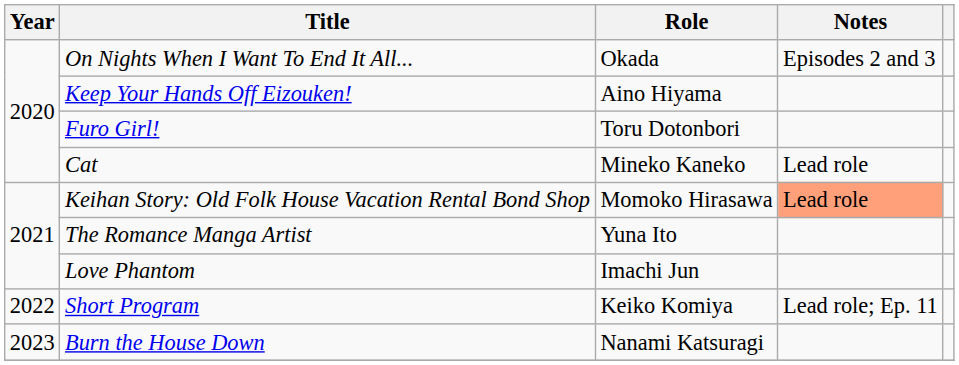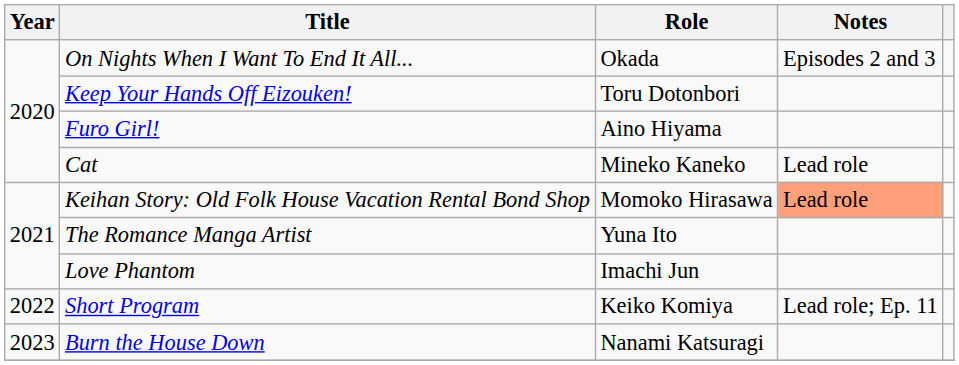(661, 93) Aino Hiyama -> (670, 93) Toru Dotonbori
(670, 128) Toru Dotonbori -> (661, 128) Aino Hiyama
